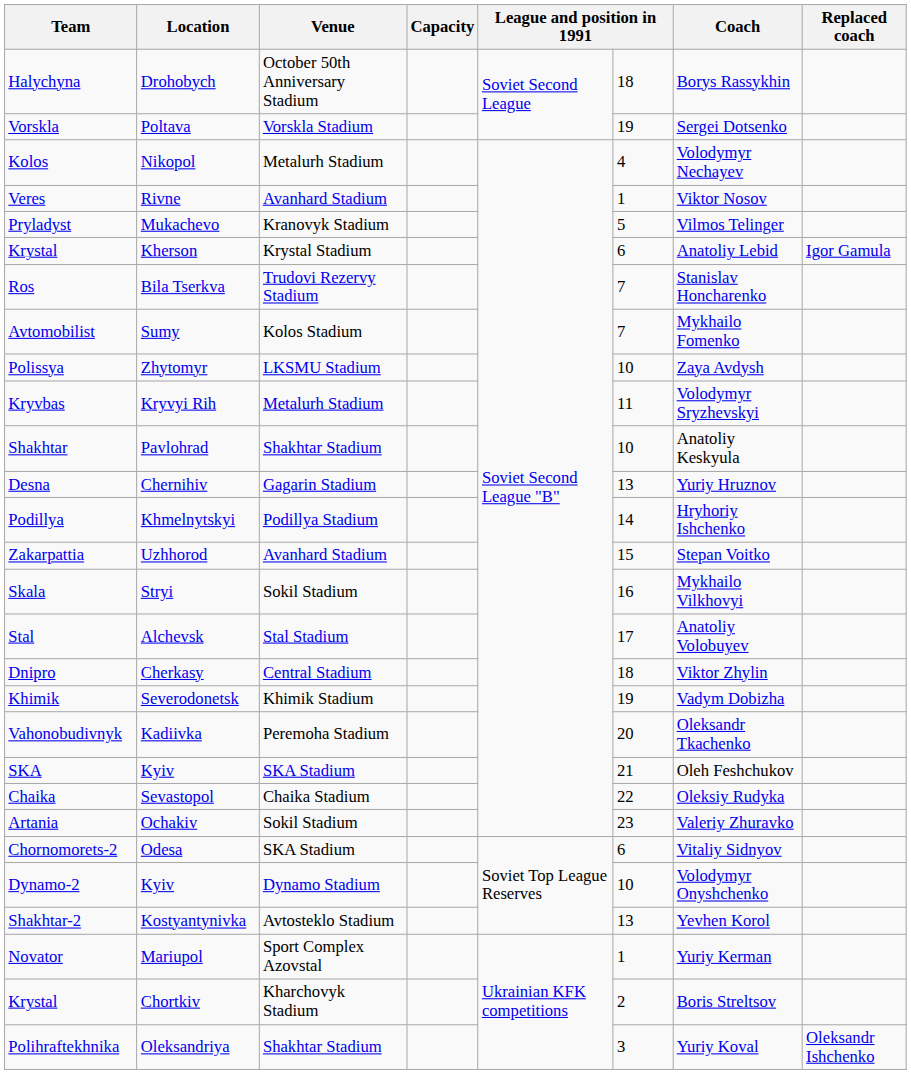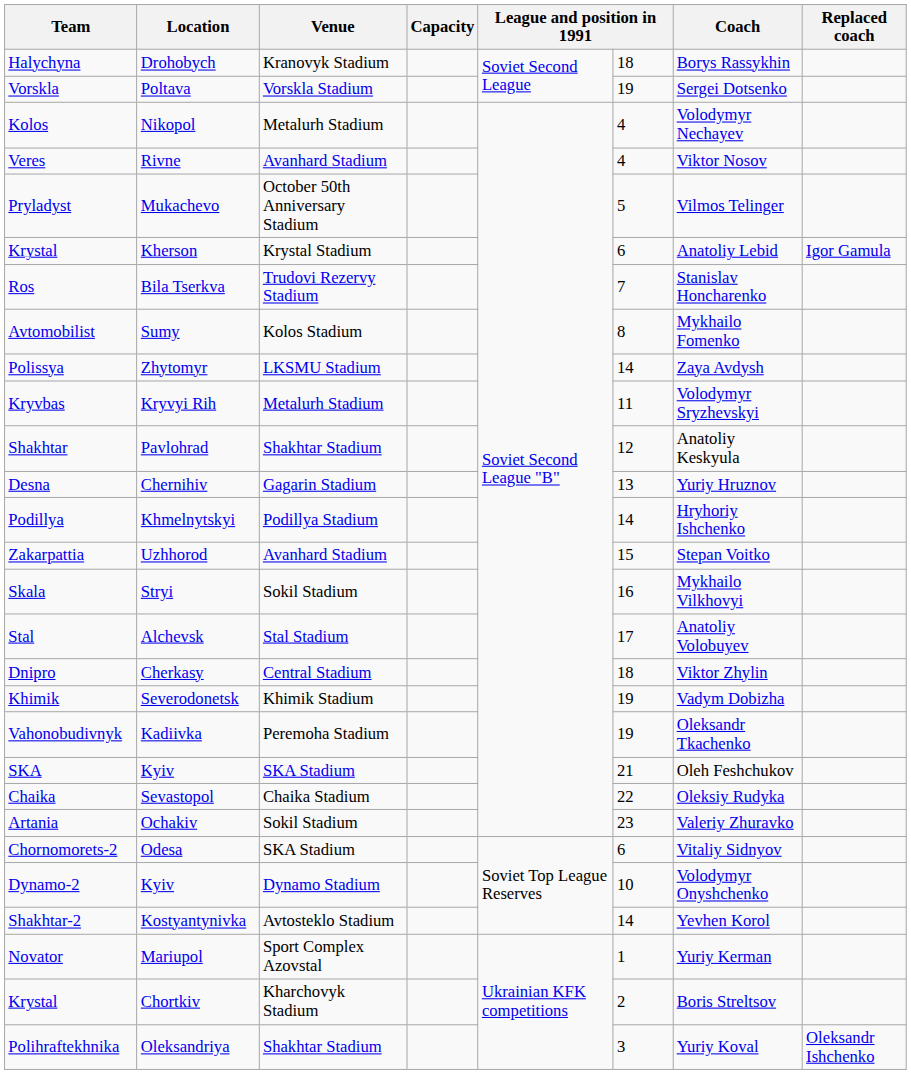(307, 81) October 50th Anniversary Stadium -> (326, 62) Kranovyk Stadium
(621, 198) 1 -> (621, 160) 4
(326, 224) Kranovyk Stadium -> (307, 205) October 50th Anniversary Stadium
(621, 331) 7 -> (621, 331) 8
(625, 367) 10 -> (625, 367) 14
(625, 448) 10 -> (625, 448) 12
(625, 734) 20 -> (625, 734) 19
(625, 920) 13 -> (625, 920) 14
